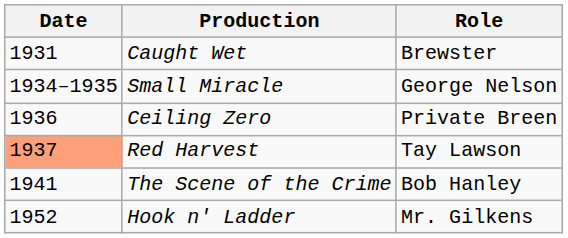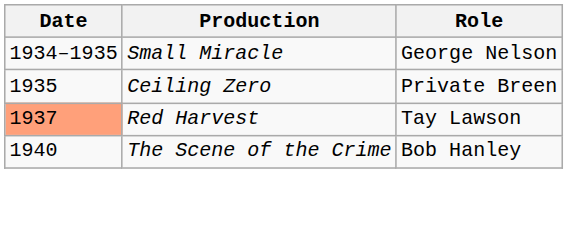- row: (187, 54)
(34, 119) 1936 -> (34, 86) 1935
(34, 184) 1941 -> (34, 152) 1940
- row: (211, 217)
